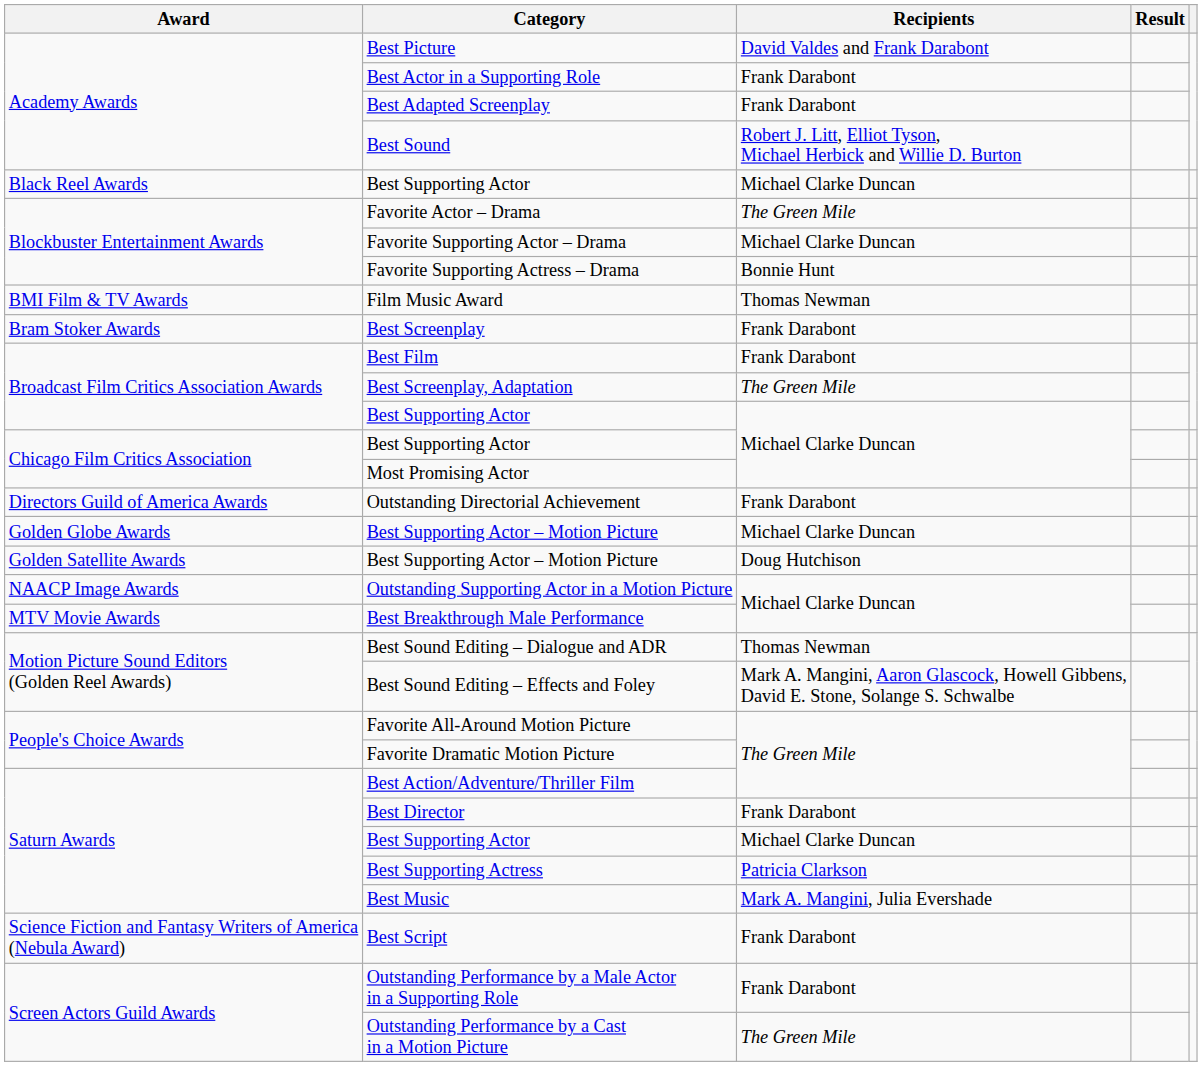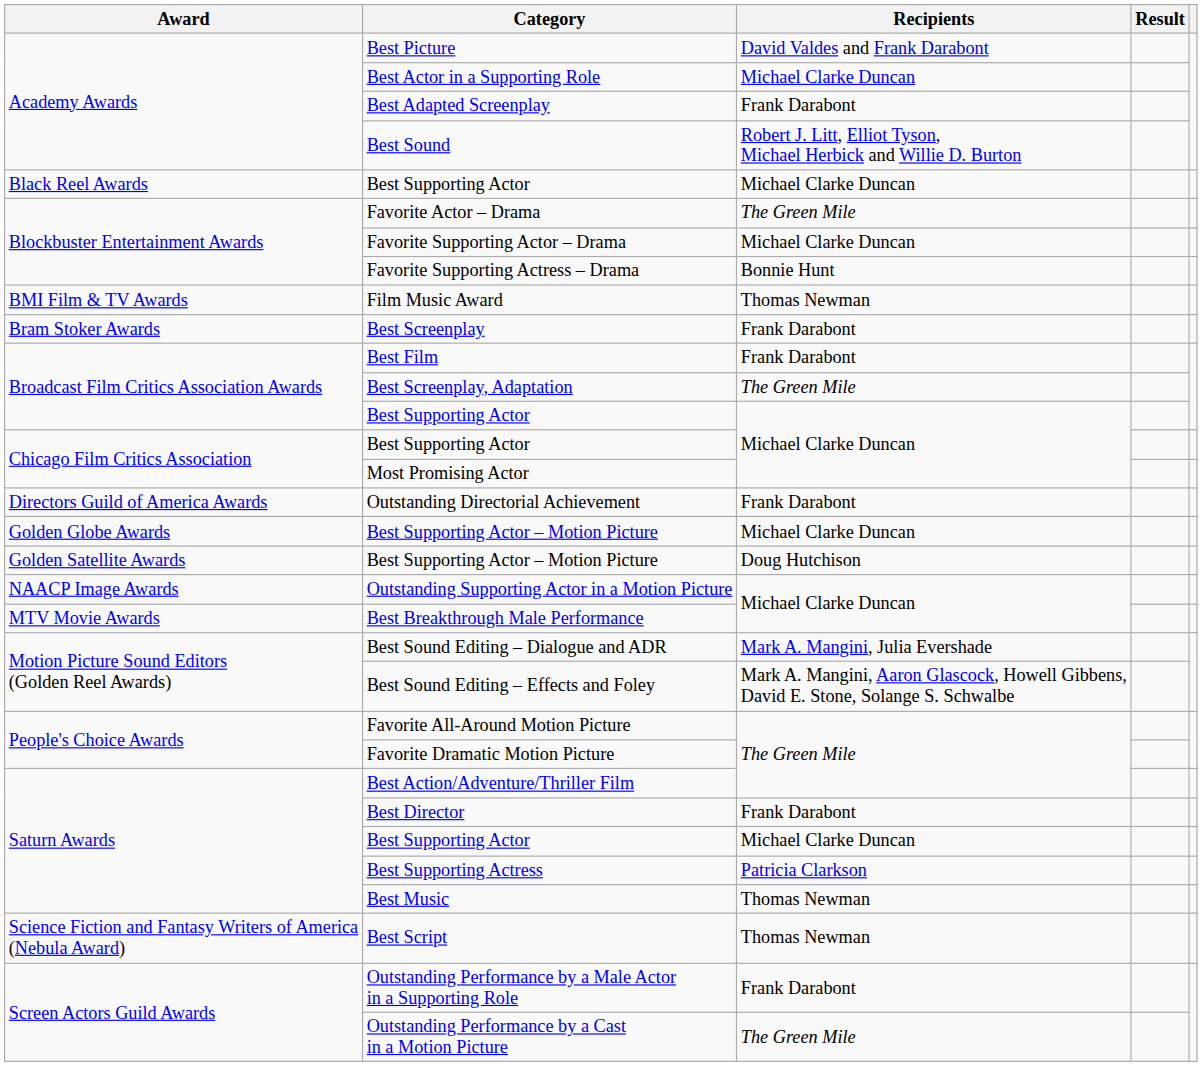(798, 76) Frank Darabont -> (828, 76) Michael Clarke Duncan
(805, 646) Thomas Newman -> (866, 646) Mark A. Mangini, Julia Evershade
(866, 898) Mark A. Mangini, Julia Evershade -> (805, 898) Thomas Newman
(798, 938) Frank Darabont -> (805, 938) Thomas Newman
